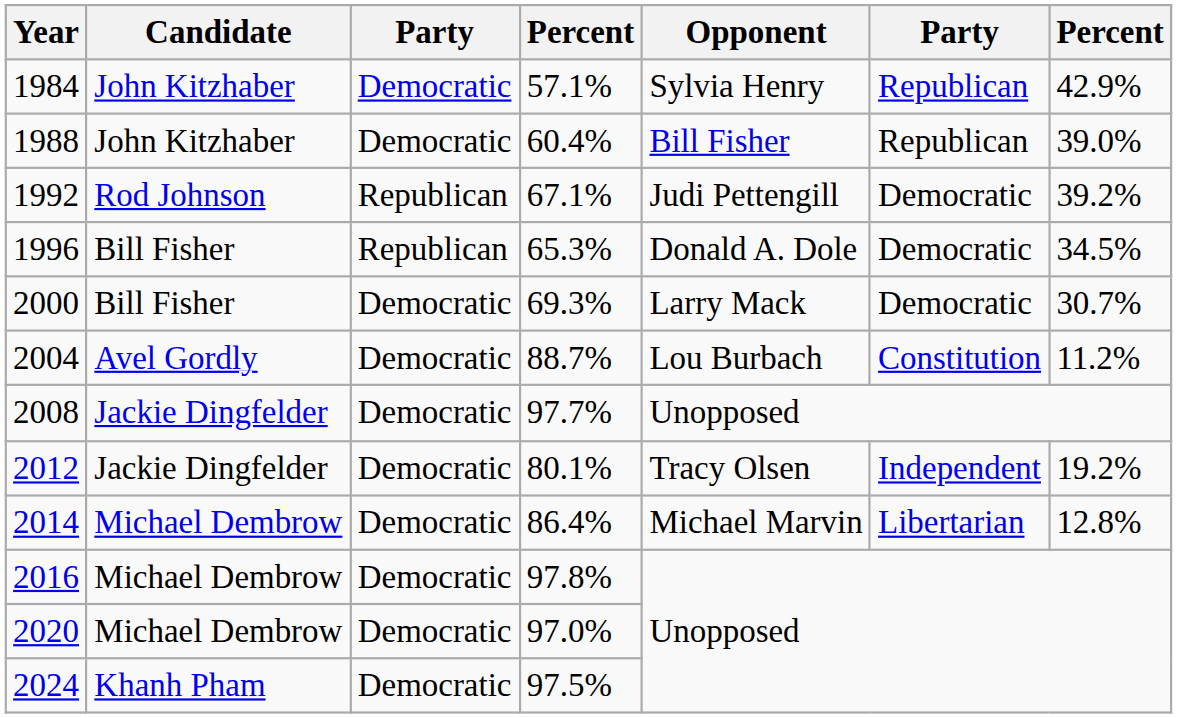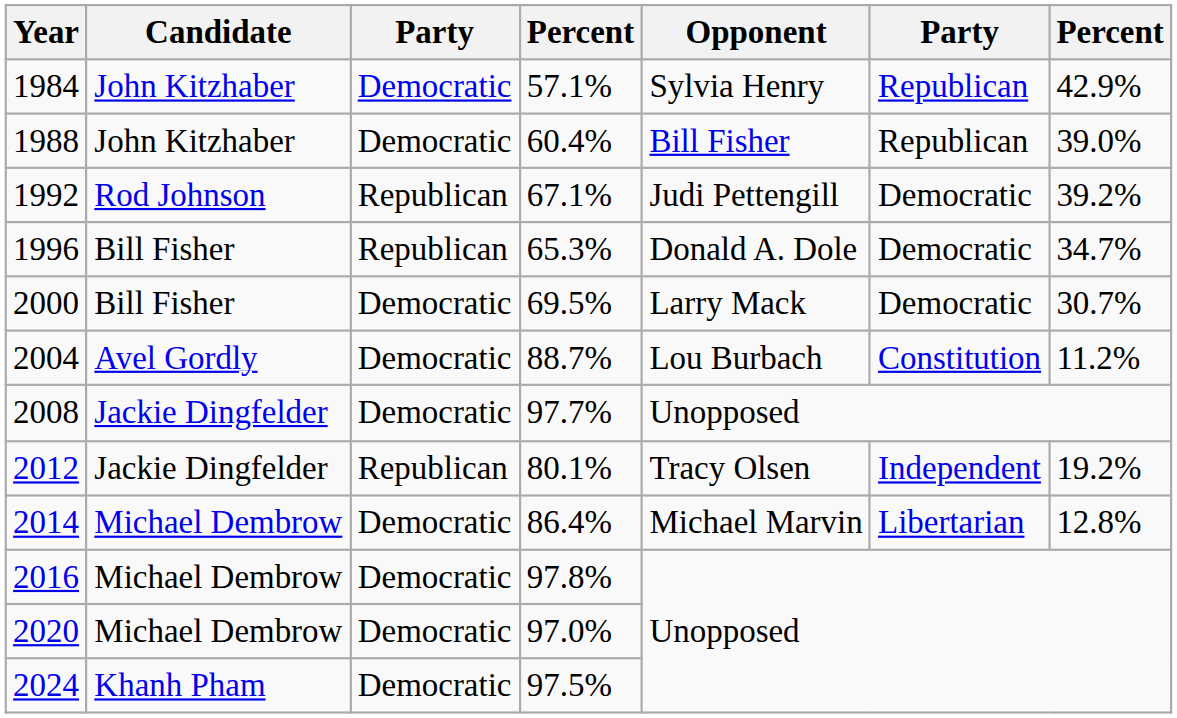(1099, 249) 34.5% -> (1099, 249) 34.7%
(569, 303) 69.3% -> (569, 303) 69.5%
(435, 466) Democratic -> (433, 466) Republican
